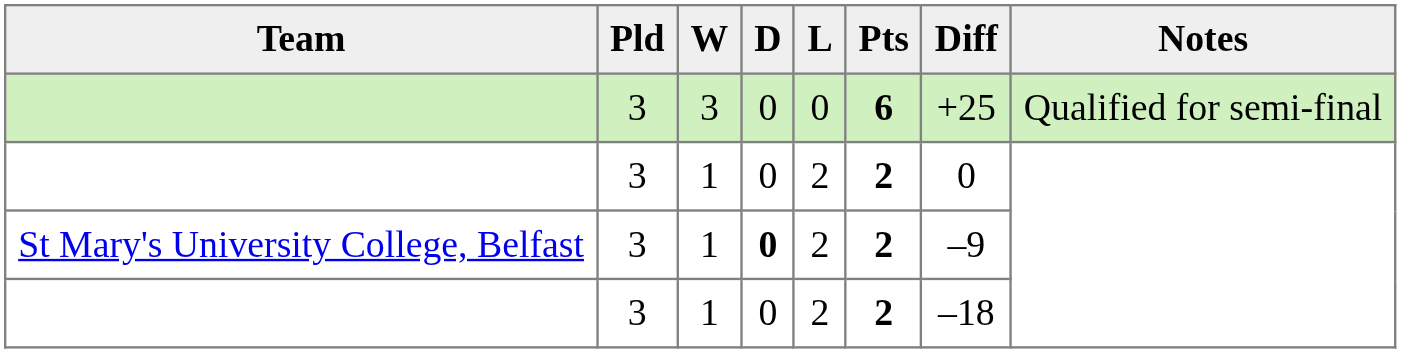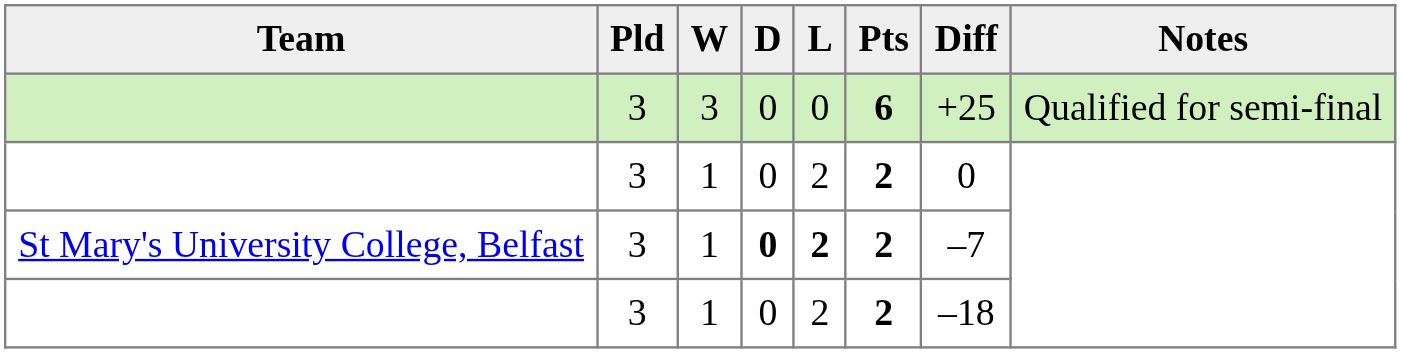(820, 244) normal -> (820, 244) bold
(966, 244) –9 -> (966, 244) –7
